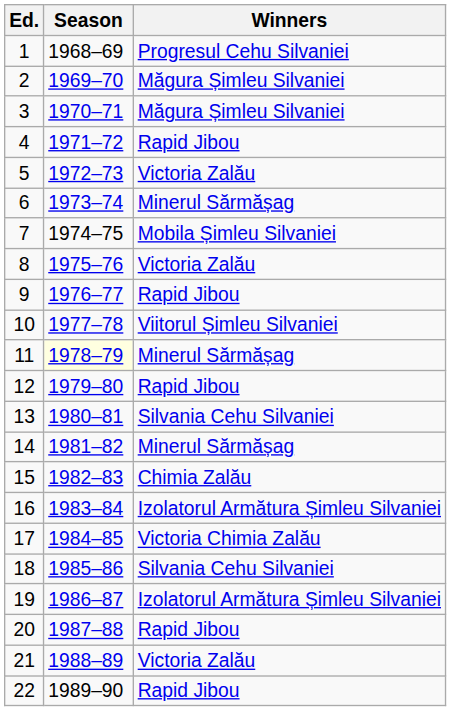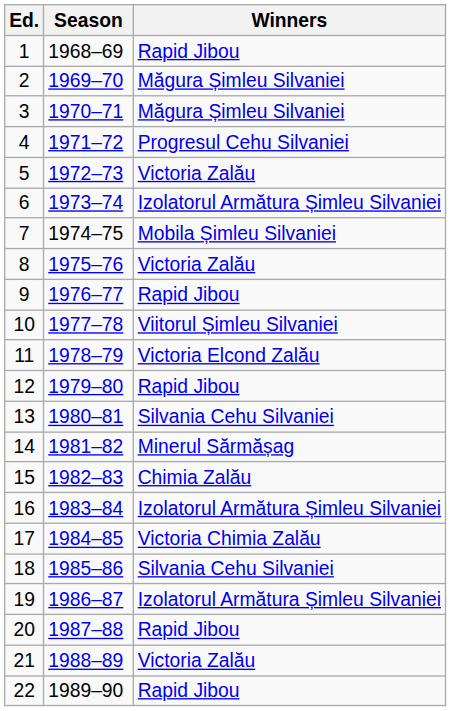(243, 51) Progresul Cehu Silvaniei -> (189, 51) Rapid Jibou
(189, 142) Rapid Jibou -> (243, 142) Progresul Cehu Silvaniei
(216, 203) Minerul Sărmășag -> (289, 203) Izolatorul Armătura Șimleu Silvaniei
(86, 356) lightyellow background -> (86, 356) no background
(216, 356) Minerul Sărmășag -> (229, 356) Victoria Elcond Zalău
